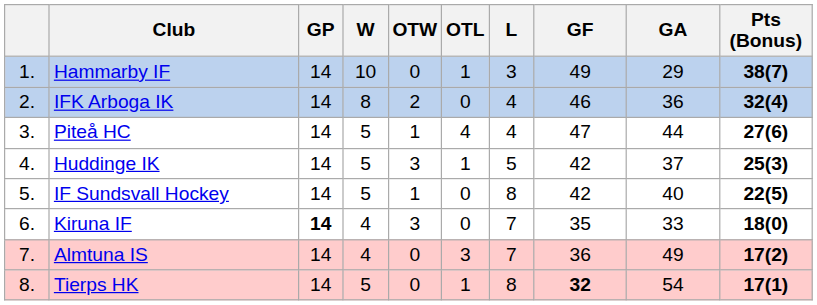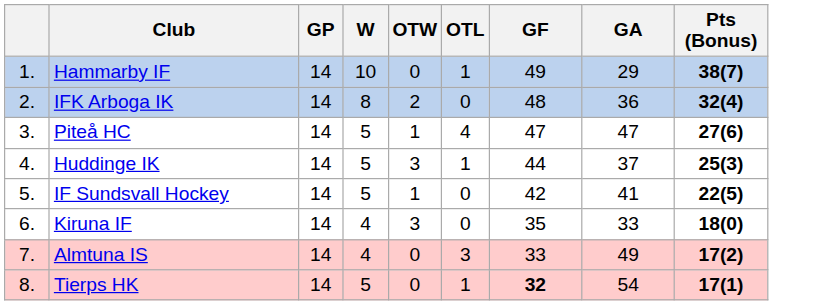- column: (511, 30)
(580, 102) 46 -> (535, 102) 48
(673, 132) 44 -> (628, 132) 47
(580, 163) 42 -> (535, 163) 44
(673, 193) 40 -> (628, 193) 41
(321, 224) bold -> (321, 224) normal
(580, 254) 36 -> (535, 254) 33
